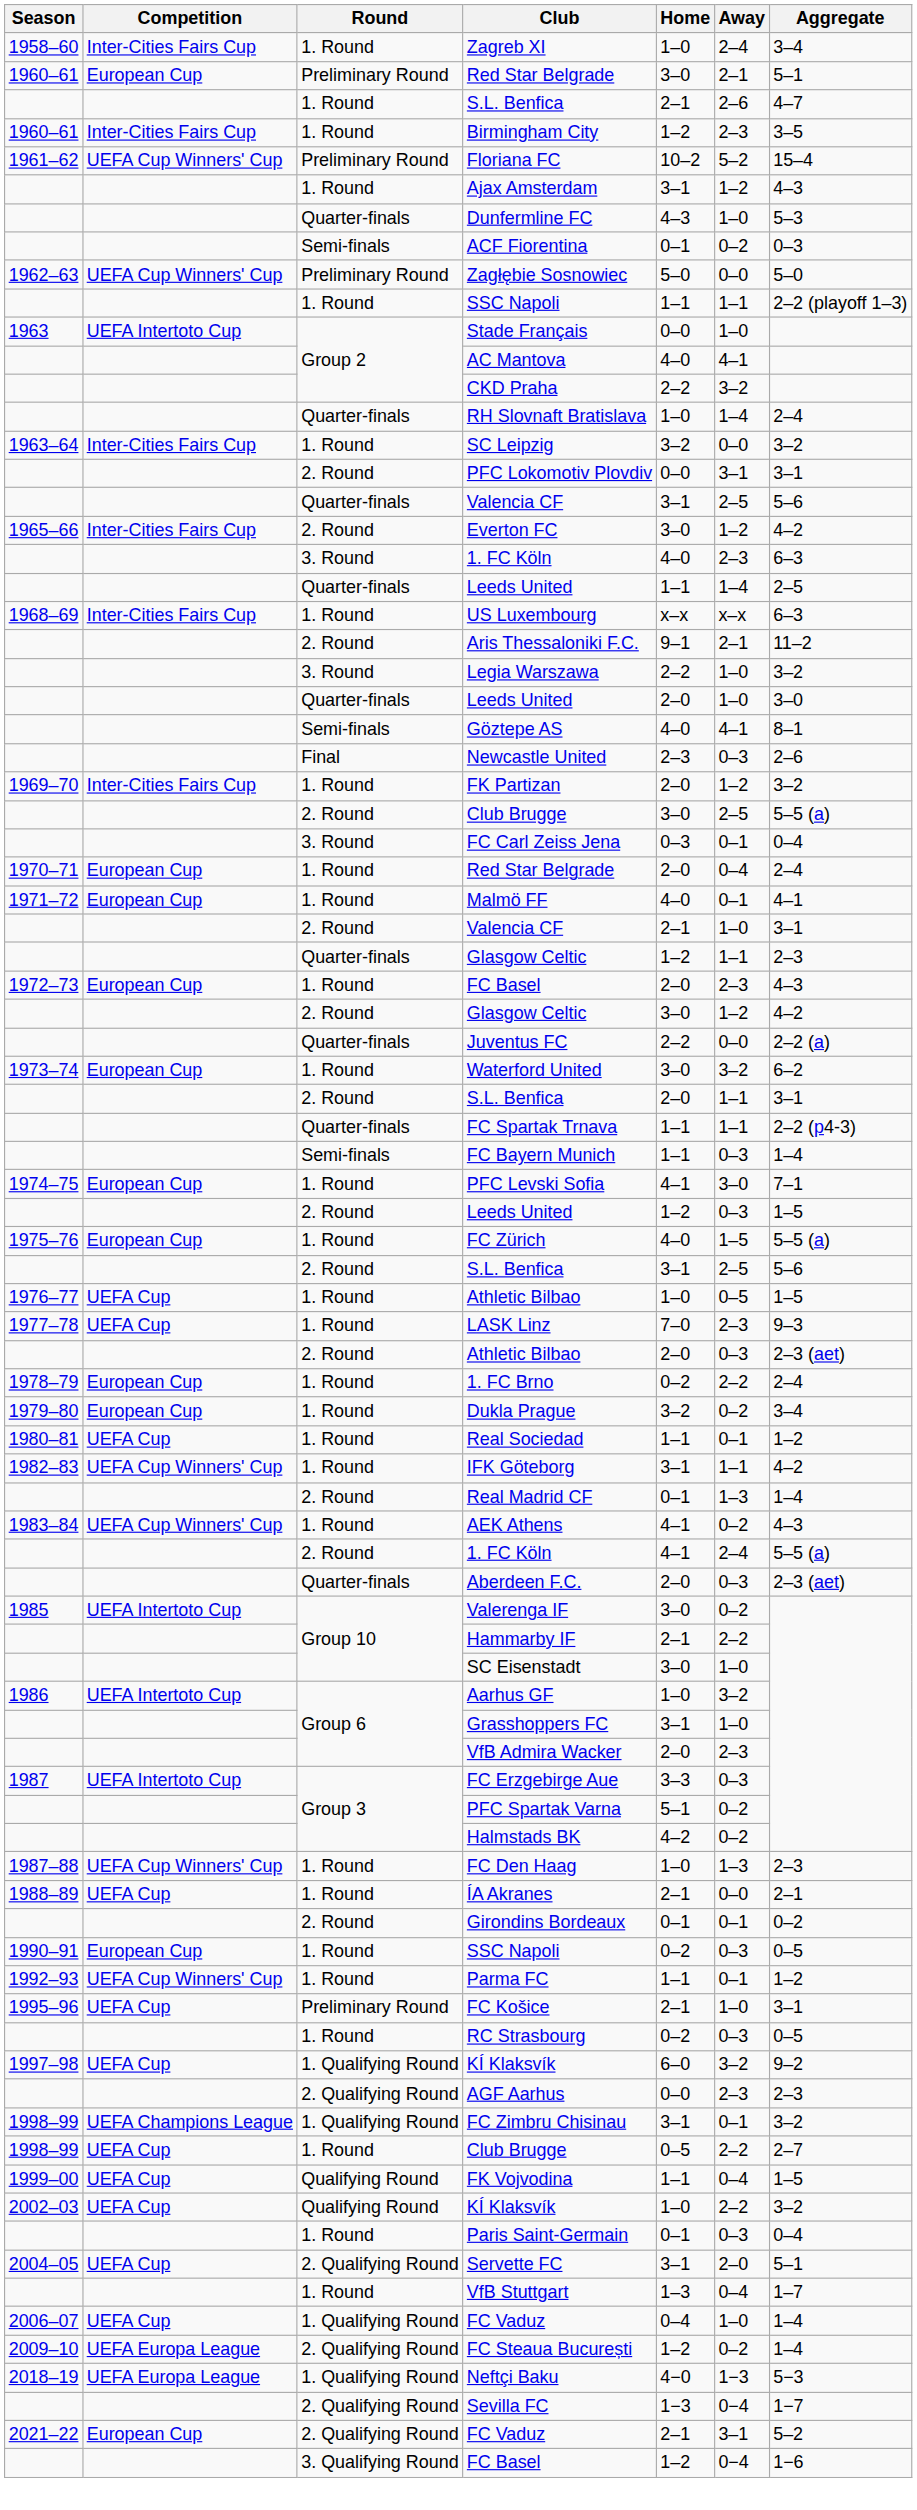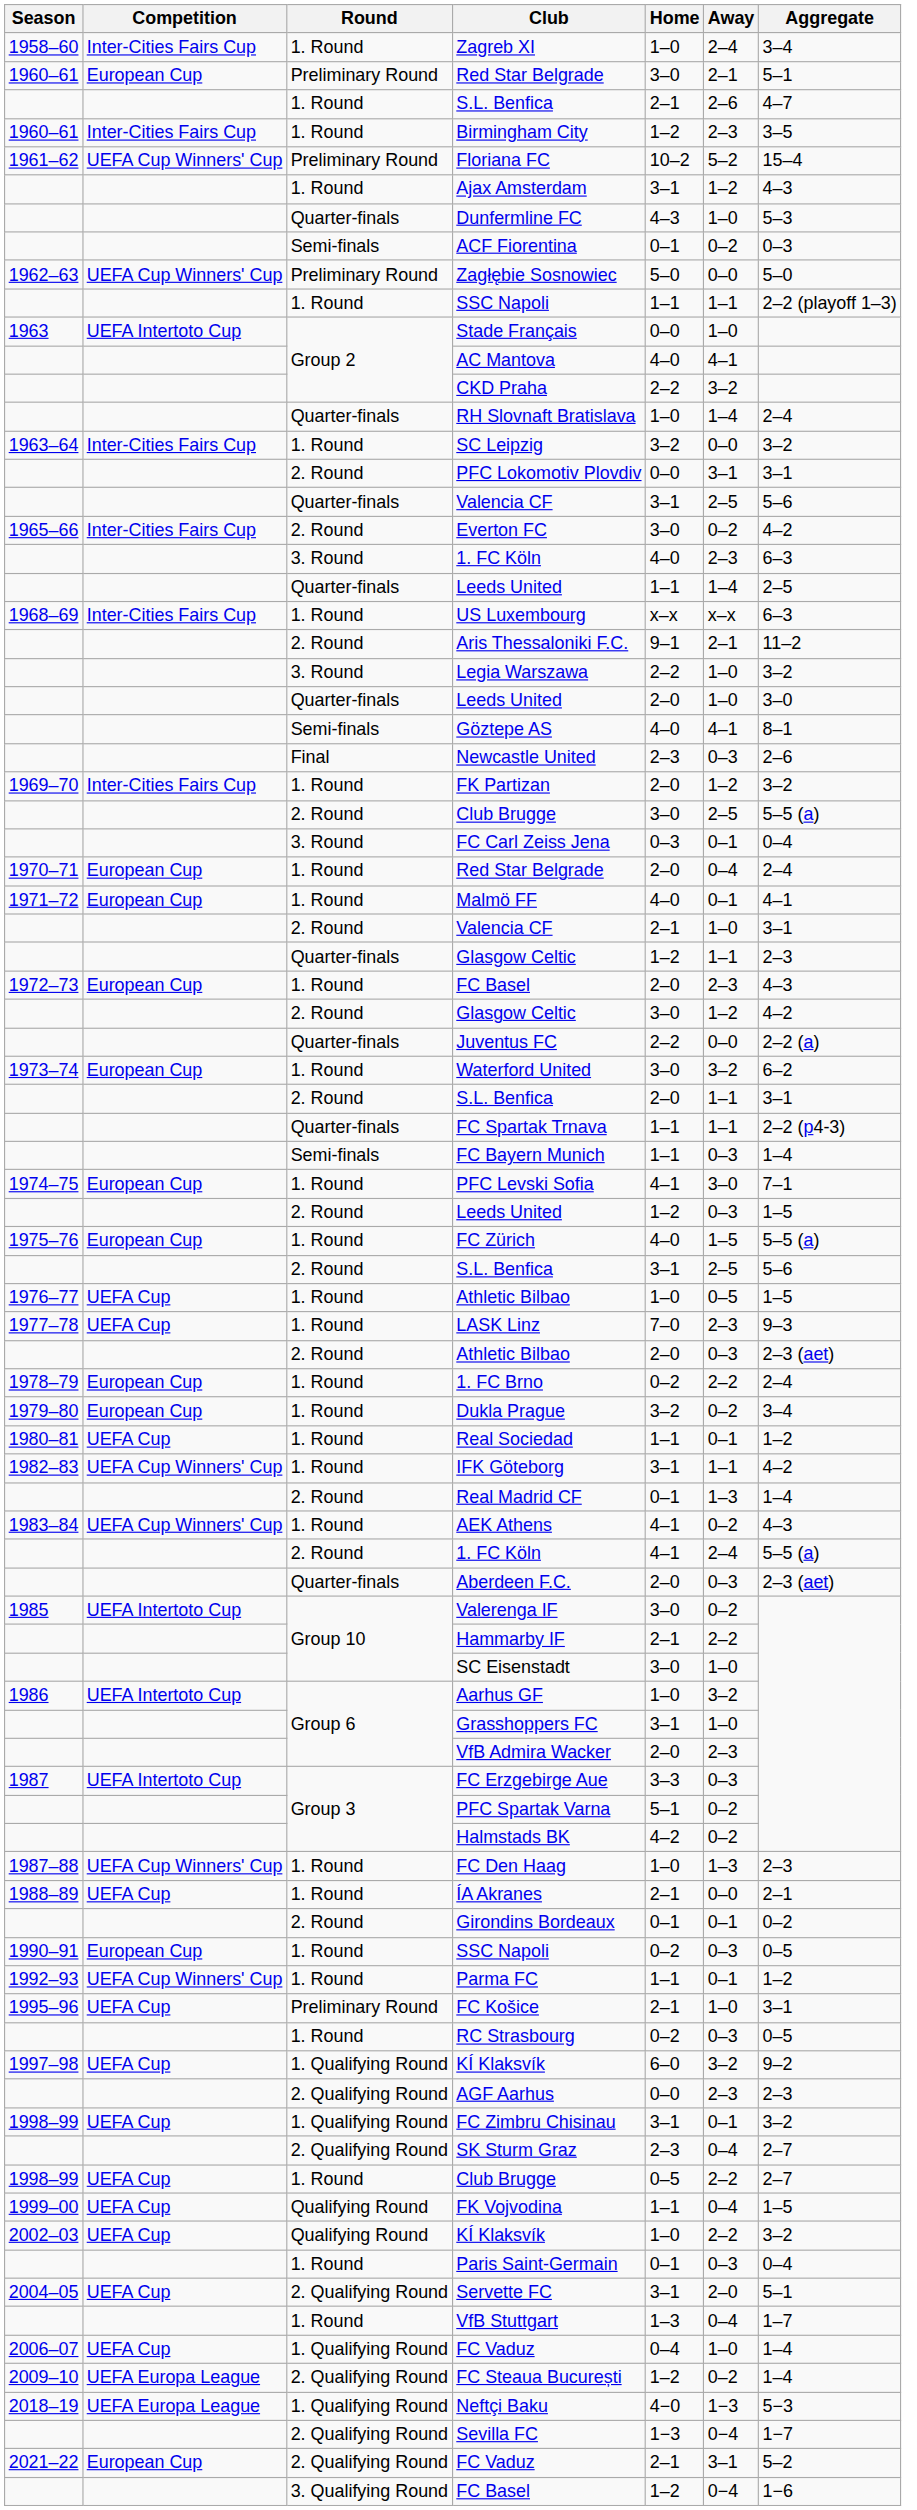(733, 530) 1–2 -> (723, 530) 0–2
(190, 2121) UEFA Champions League -> (129, 2121) UEFA Cup
+ row: (369, 2150)
